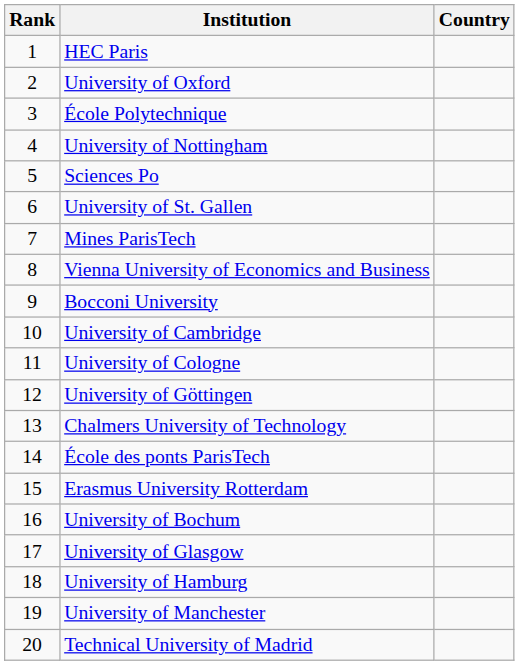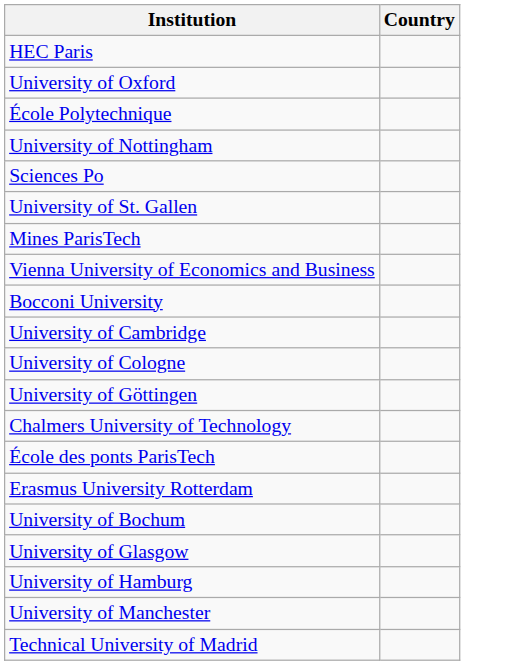- column: (32, 20)
